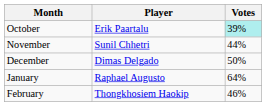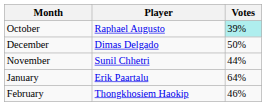(121, 28) Erik Paartalu -> (130, 28) Raphael Augusto
rows swapped: (28, 45) <-> (28, 61)
(130, 77) Raphael Augusto -> (121, 77) Erik Paartalu
